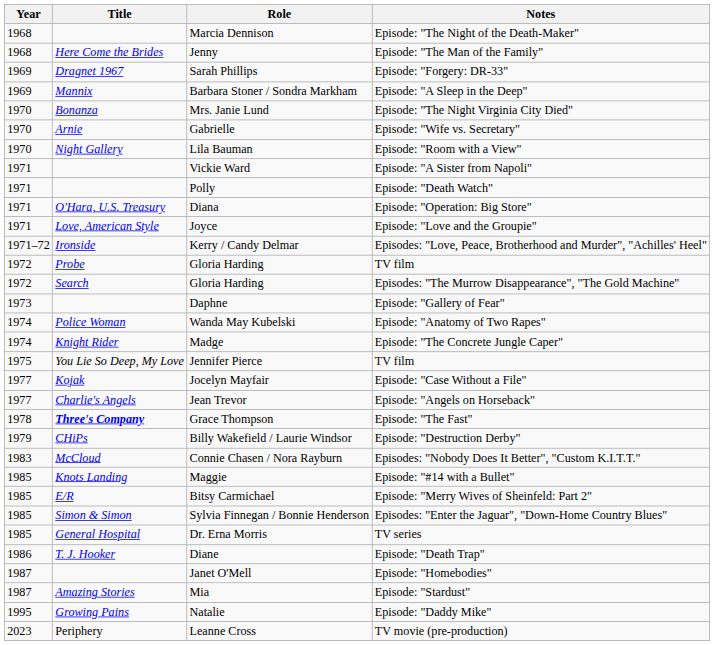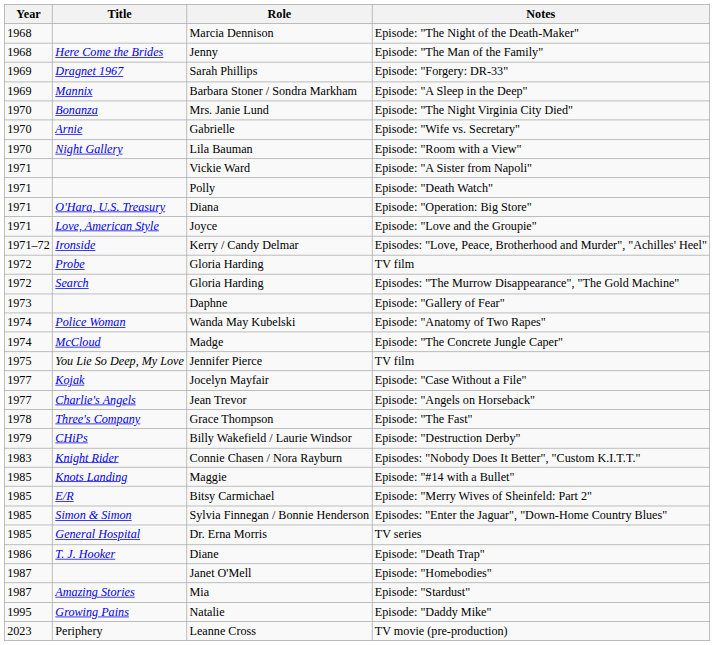(87, 341) Knight Rider -> (78, 341) McCloud
(100, 419) bold -> (98, 419) normal
(78, 457) McCloud -> (87, 457) Knight Rider
